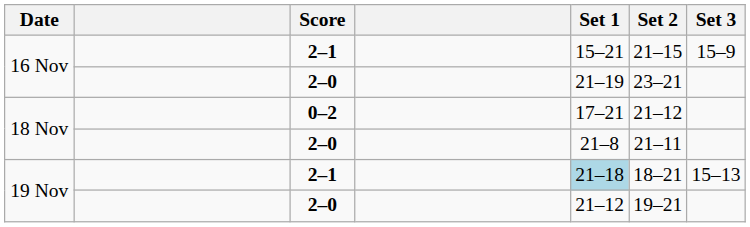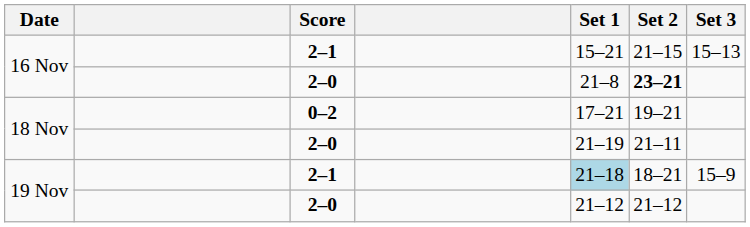(716, 50) 15–9 -> (716, 50) 15–13
(600, 81) 21–19 -> (600, 81) 21–8
(658, 81) normal -> (658, 81) bold
(658, 112) 21–12 -> (658, 112) 19–21
(600, 143) 21–8 -> (600, 143) 21–19
(716, 174) 15–13 -> (716, 174) 15–9
(658, 205) 19–21 -> (658, 205) 21–12
